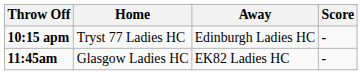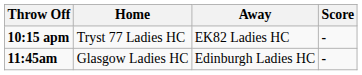(255, 37) Edinburgh Ladies HC -> (242, 37) EK82 Ladies HC
(242, 59) EK82 Ladies HC -> (255, 59) Edinburgh Ladies HC
